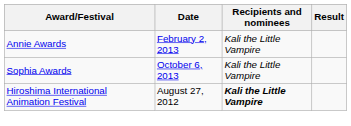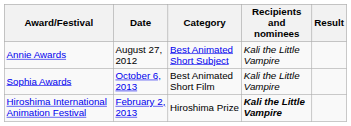+ column: (205, 23)
(182, 44) February 2, 2013 -> (139, 55) August 27, 2012
(180, 97) August 27, 2012 -> (140, 108) February 2, 2013
